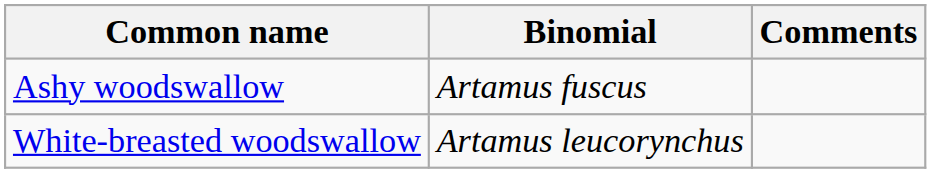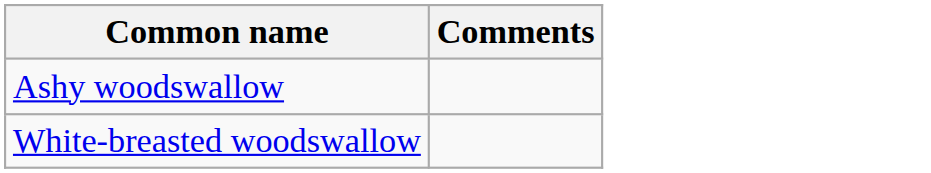- column: (590, 31)
